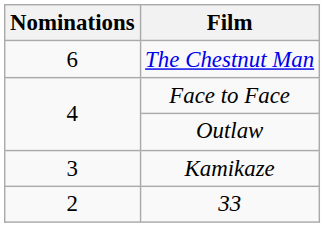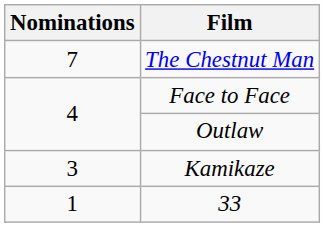(72, 58) 6 -> (72, 58) 7
(72, 204) 2 -> (72, 204) 1
